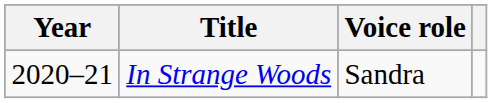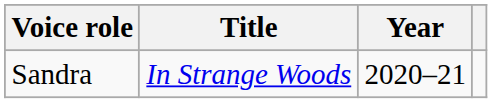columns swapped: (62, 27) <-> (405, 27)
